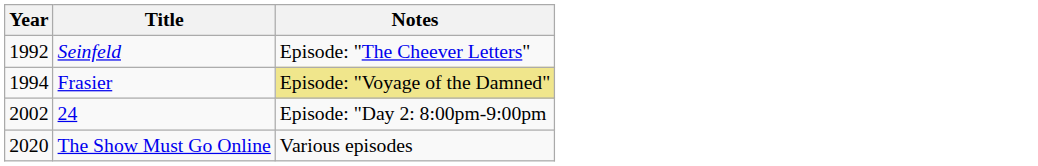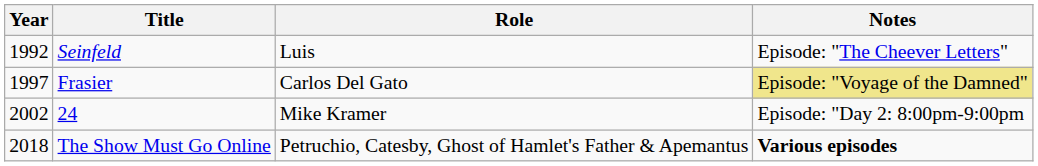+ column: (514, 20)
(29, 82) 1994 -> (29, 82) 1997
(29, 144) 2020 -> (29, 144) 2018
(346, 144) normal -> (827, 144) bold
